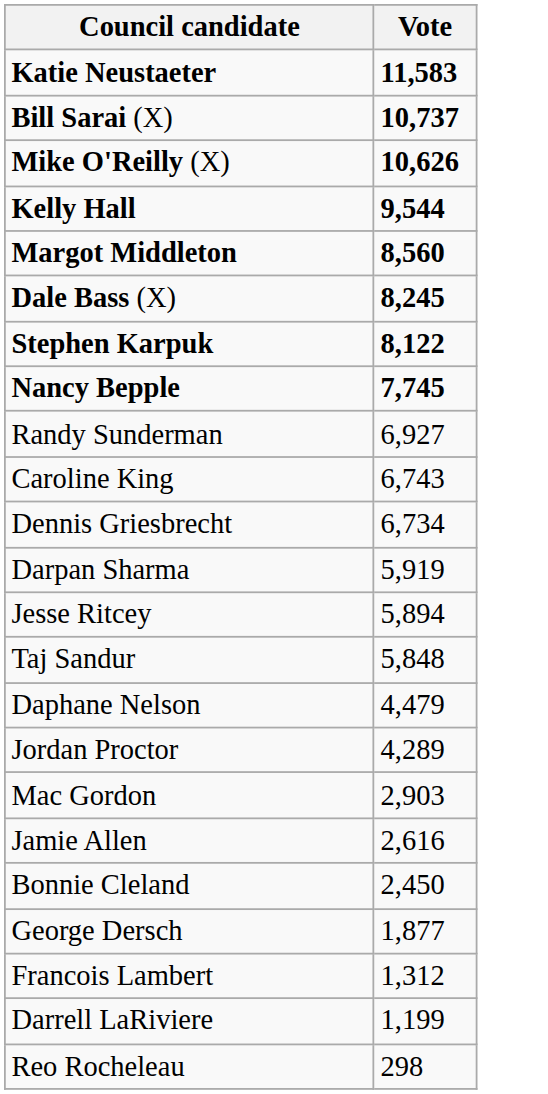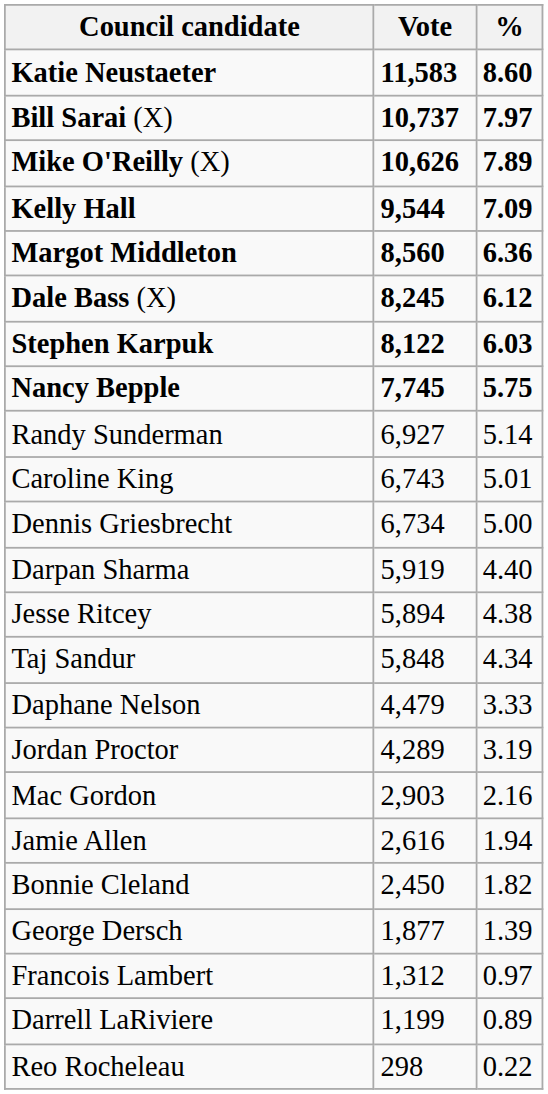+ column: (509, 27)
